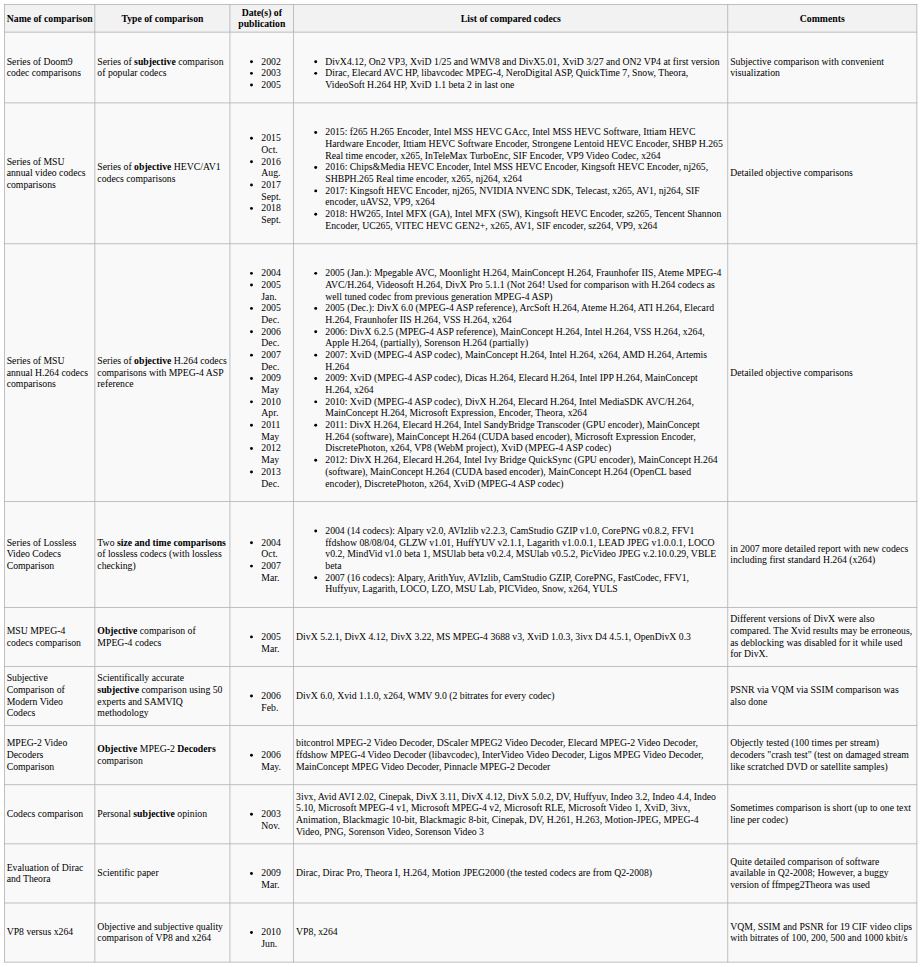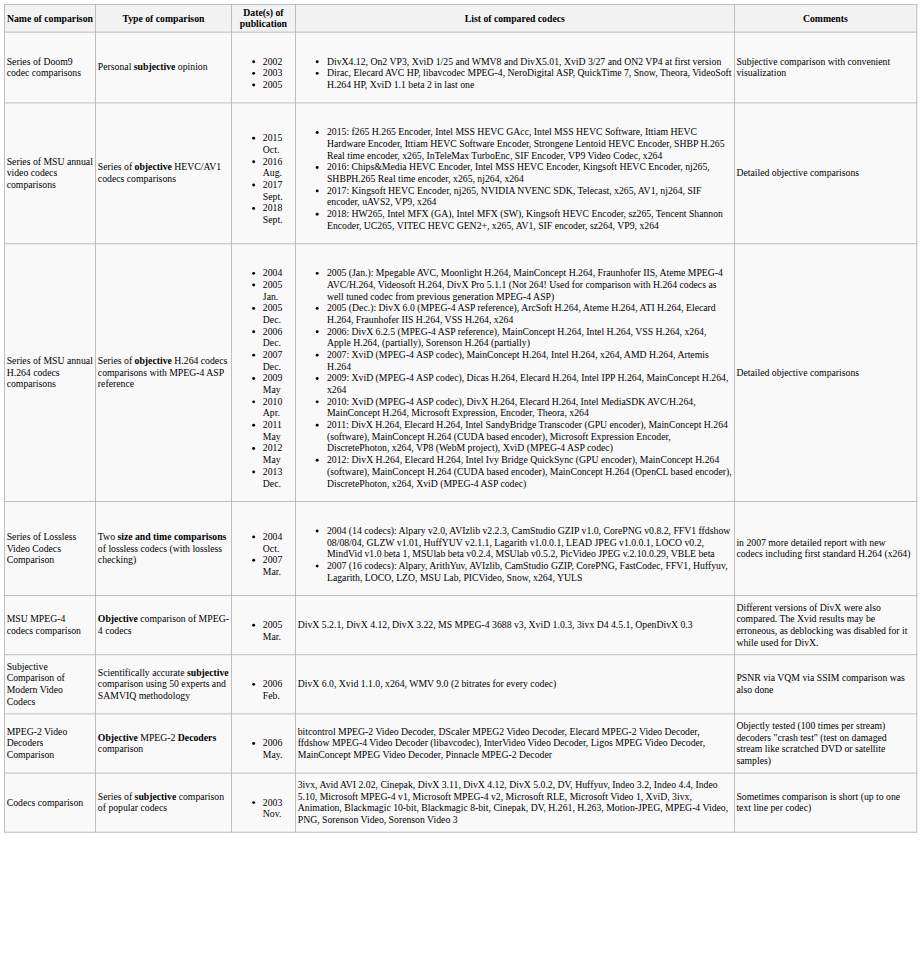(160, 68) Series of subjective comparison of popular codecs -> (153, 68) Personal subjective opinion
(152, 814) Personal subjective opinion -> (161, 803) Series of subjective comparison of popular codecs
- row: (45, 873)
- row: (40, 933)
